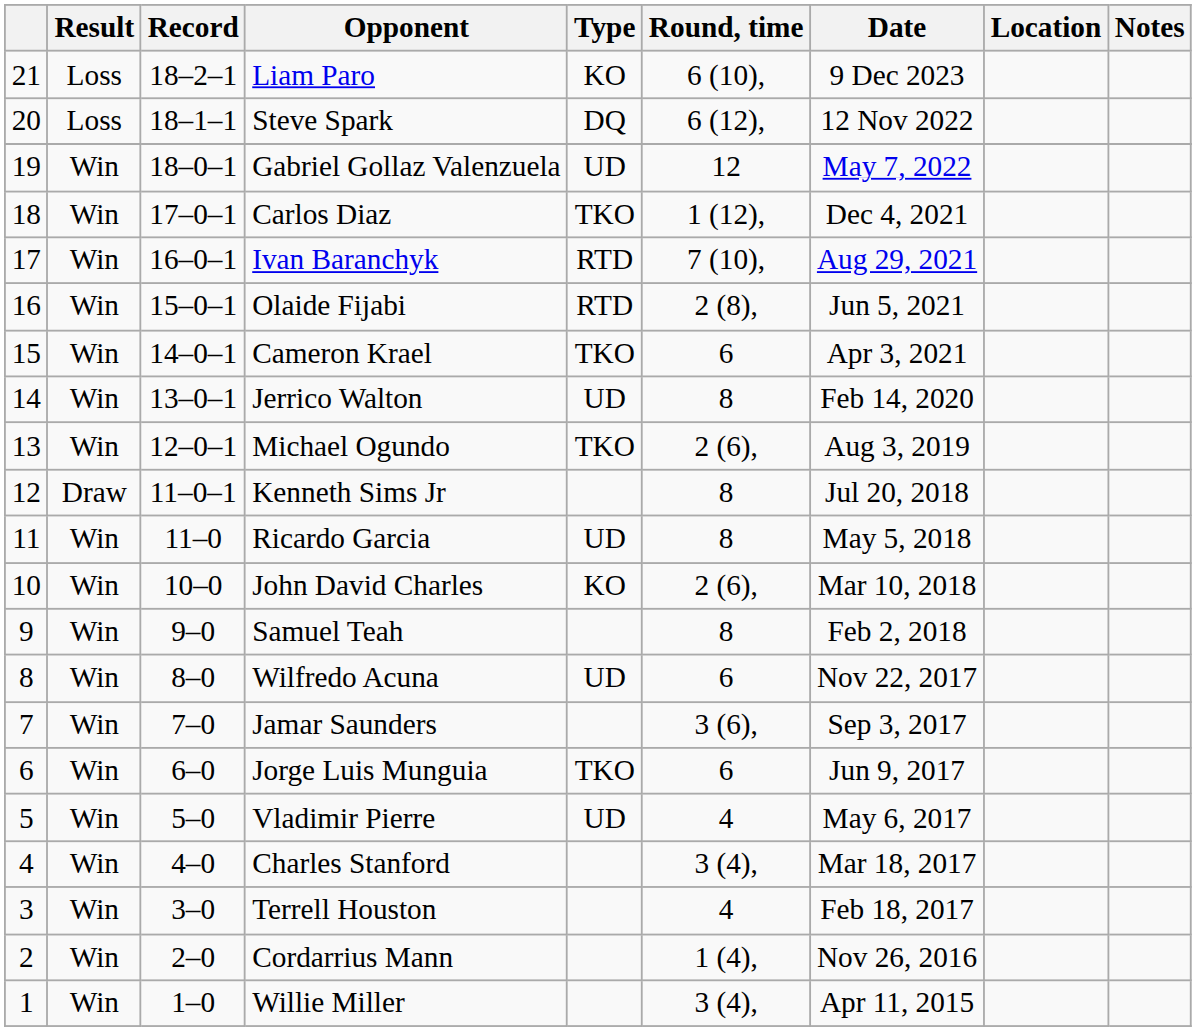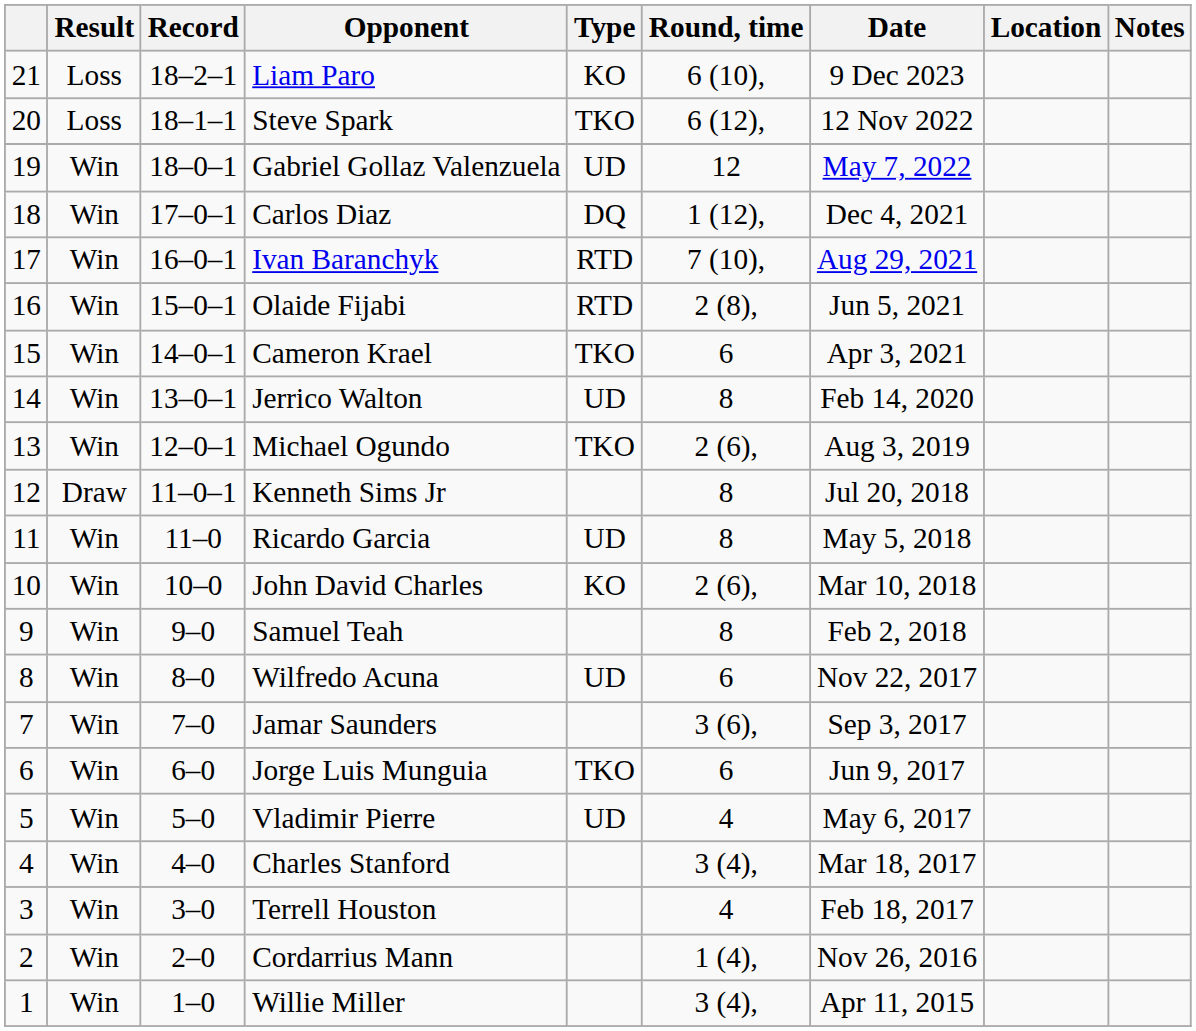(605, 120) DQ -> (605, 120) TKO
(605, 213) TKO -> (605, 213) DQ
